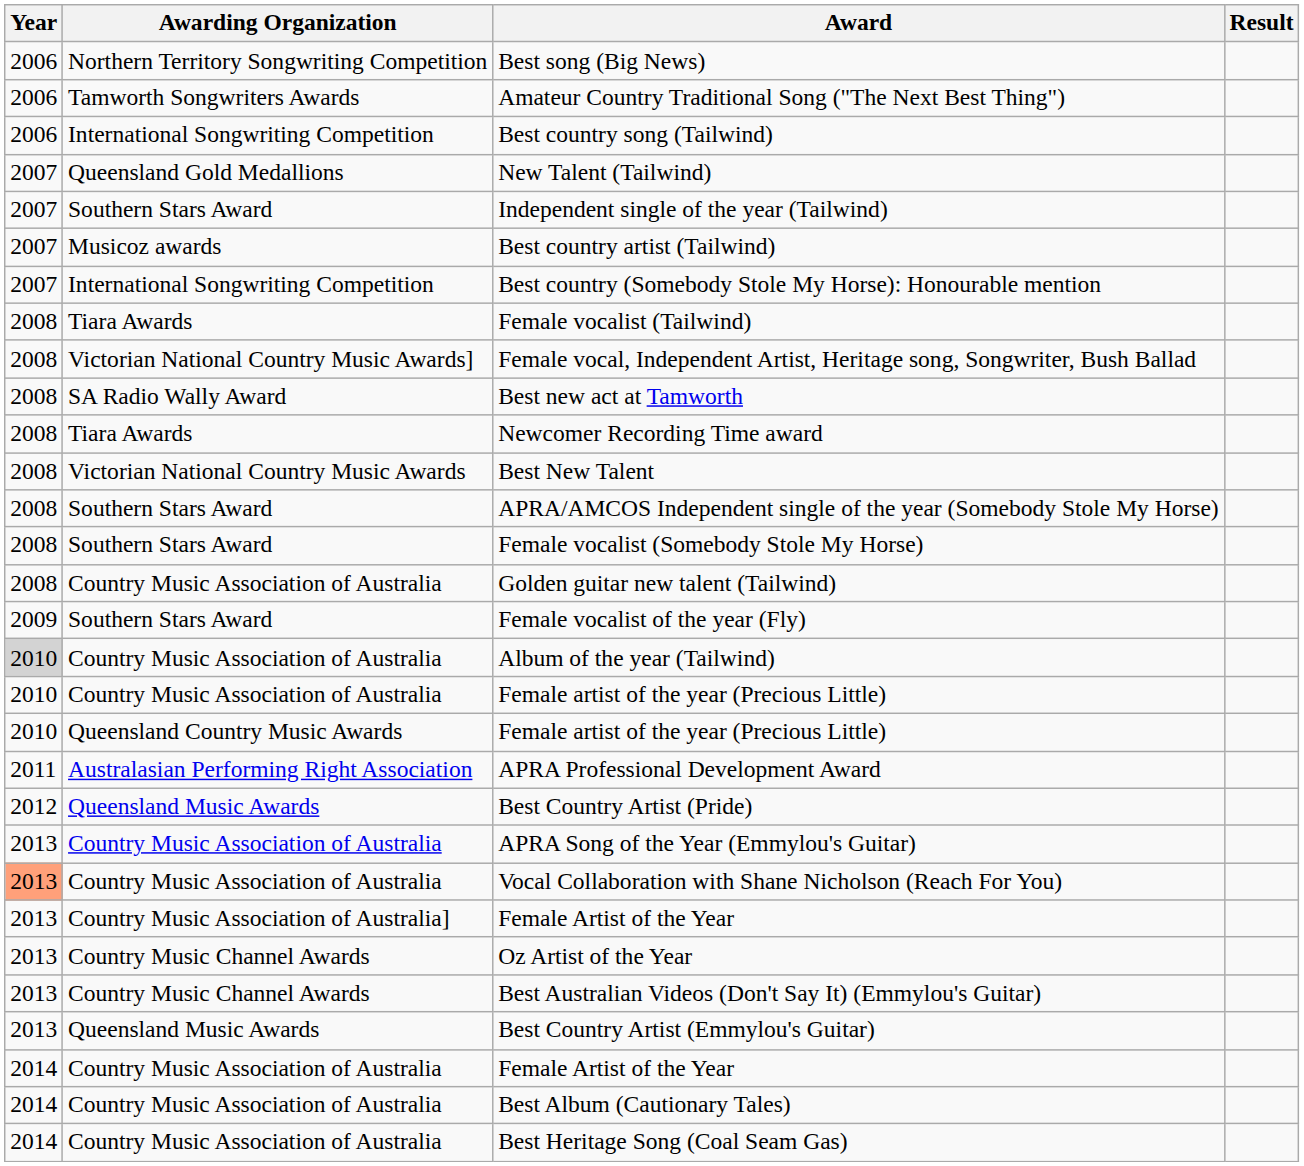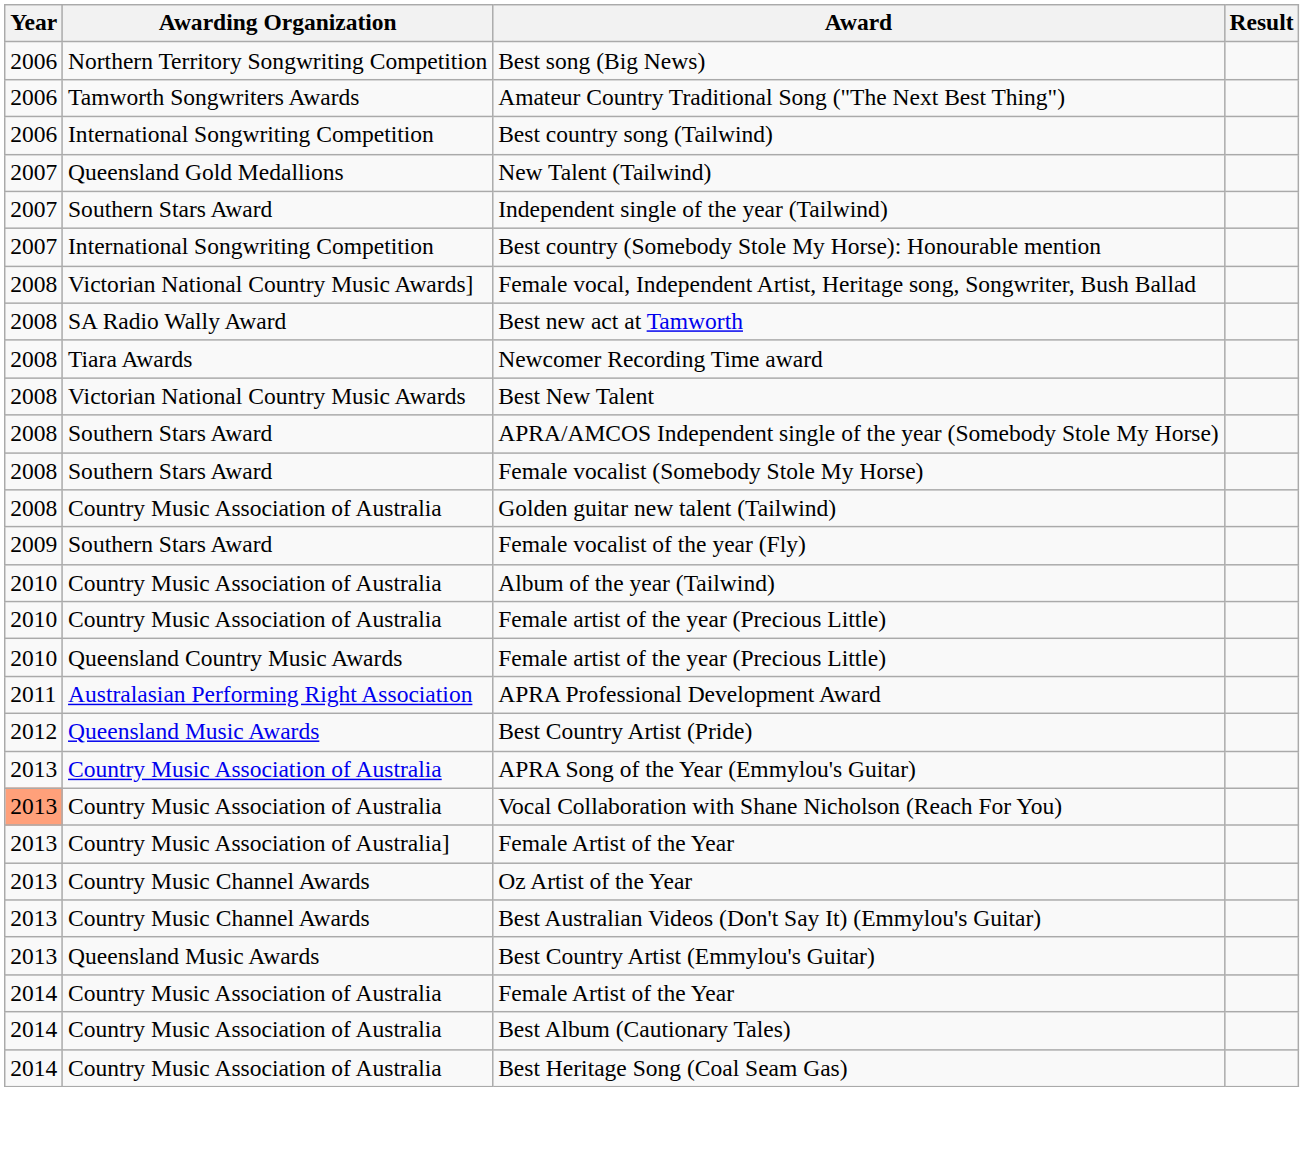- row: (145, 246)
- row: (130, 321)
(34, 657) lightgrey background -> (34, 582) no background
